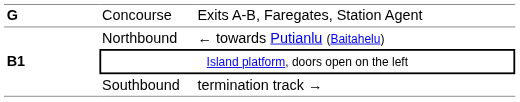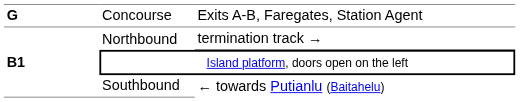(291, 38) ← towards Putianlu (Baitahelu) -> (260, 38) termination track →
(260, 85) termination track → -> (291, 86) ← towards Putianlu (Baitahelu)
